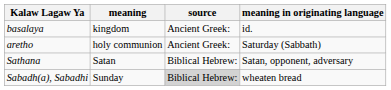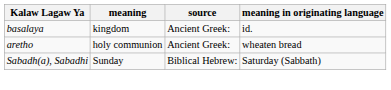(282, 45) Saturday (Sabbath) -> (272, 45) wheaten bread
- row: (23, 61)
(202, 77) lightgrey background -> (202, 61) no background
(272, 77) wheaten bread -> (282, 61) Saturday (Sabbath)
